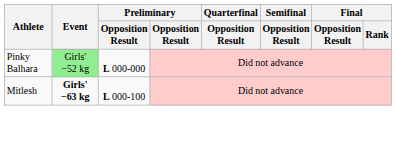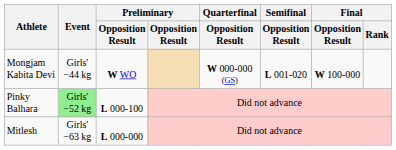+ row: (31, 69)
(124, 69) L 000-000 -> (122, 109) L 000-100
(75, 91) bold -> (77, 131) normal
(124, 97) L 000-100 -> (122, 137) L 000-000
